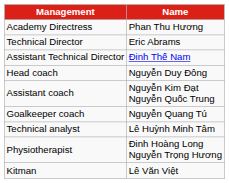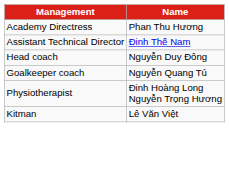- row: (45, 42)
- row: (40, 93)
- row: (43, 129)
